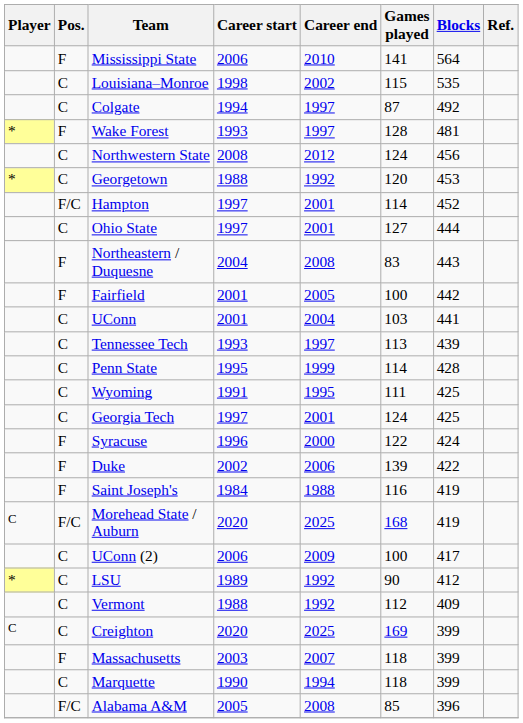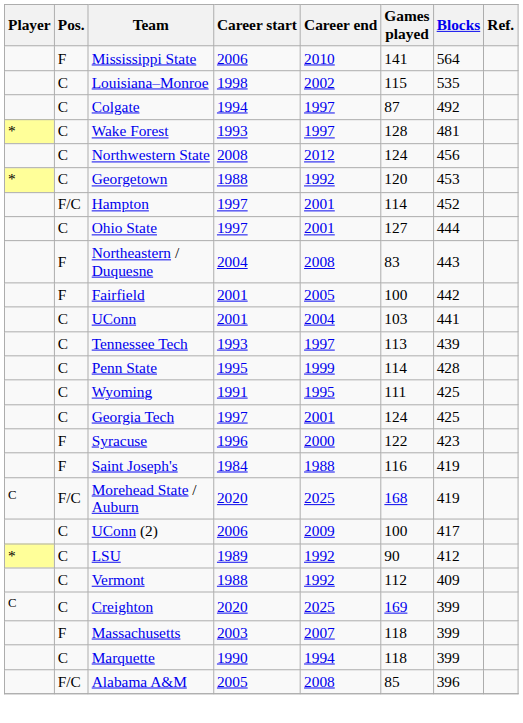(62, 131) F -> (63, 131) C
(448, 440) 424 -> (448, 440) 423
- row: (108, 465)
